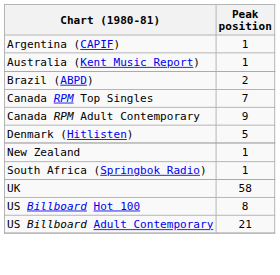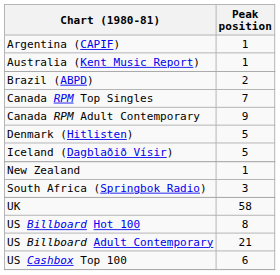+ row: (90, 152)
(245, 170) 1 -> (245, 188) 3
+ row: (67, 260)
